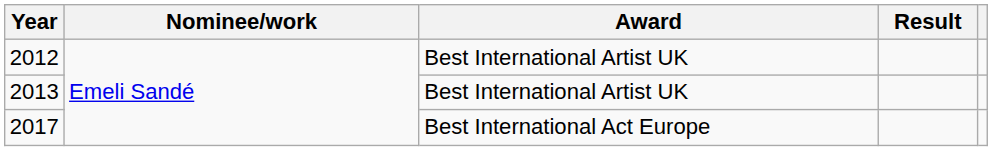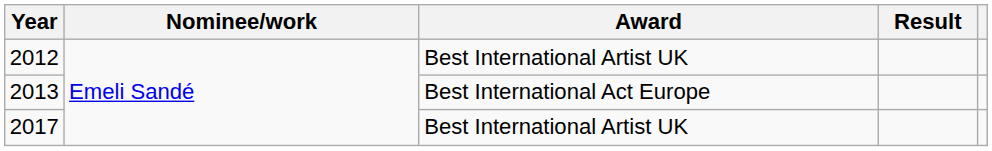(556, 92) Best International Artist UK -> (567, 92) Best International Act Europe
(567, 127) Best International Act Europe -> (556, 127) Best International Artist UK
